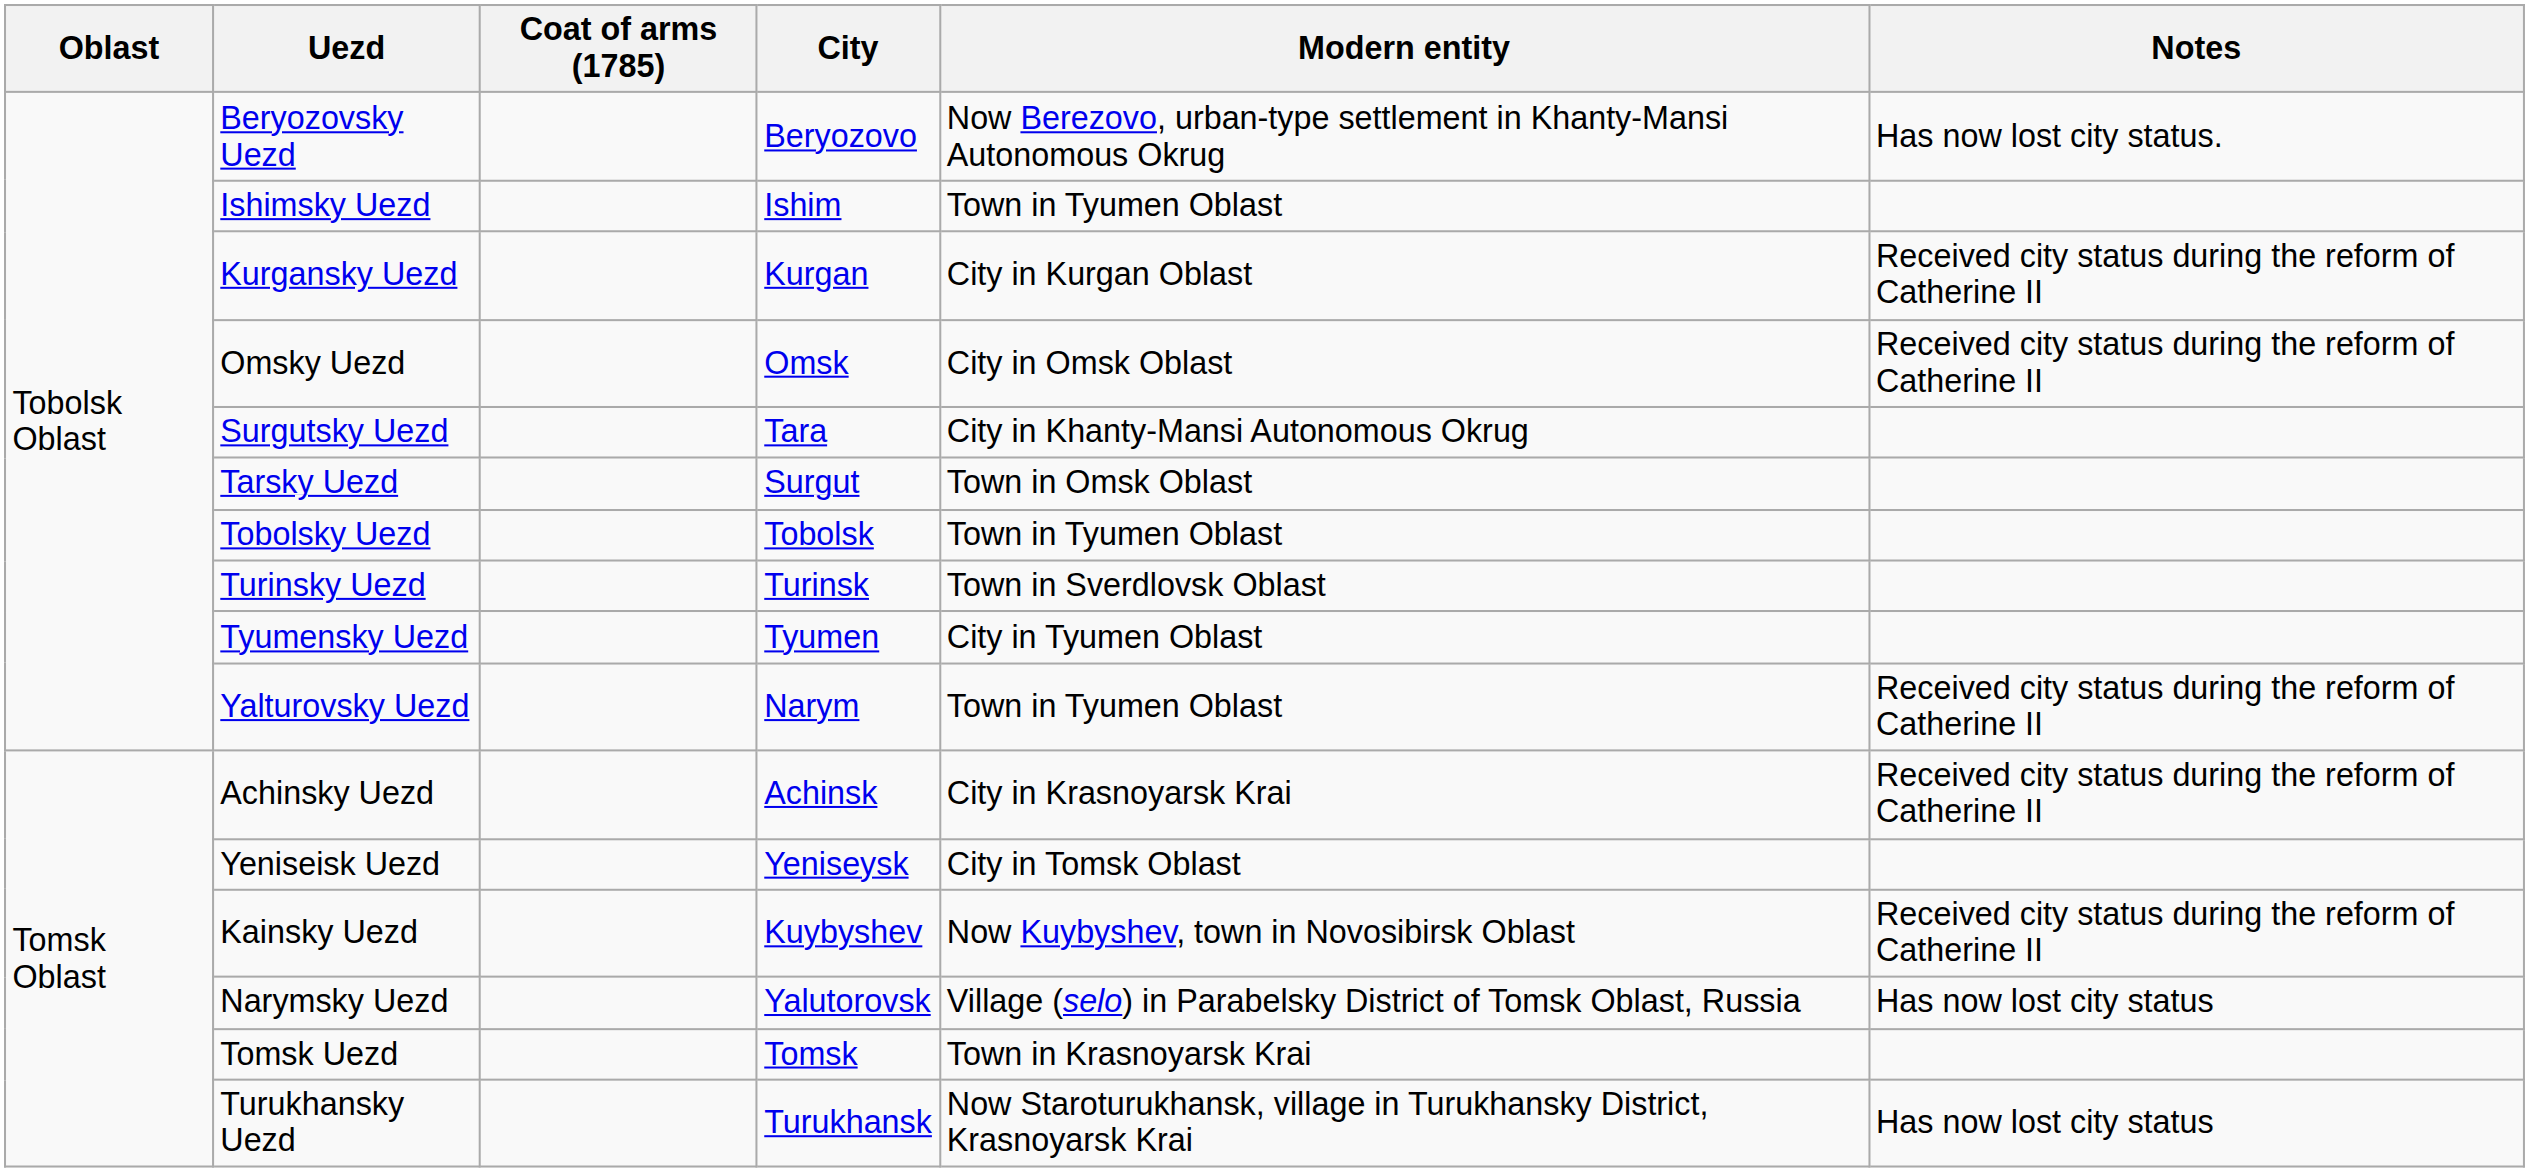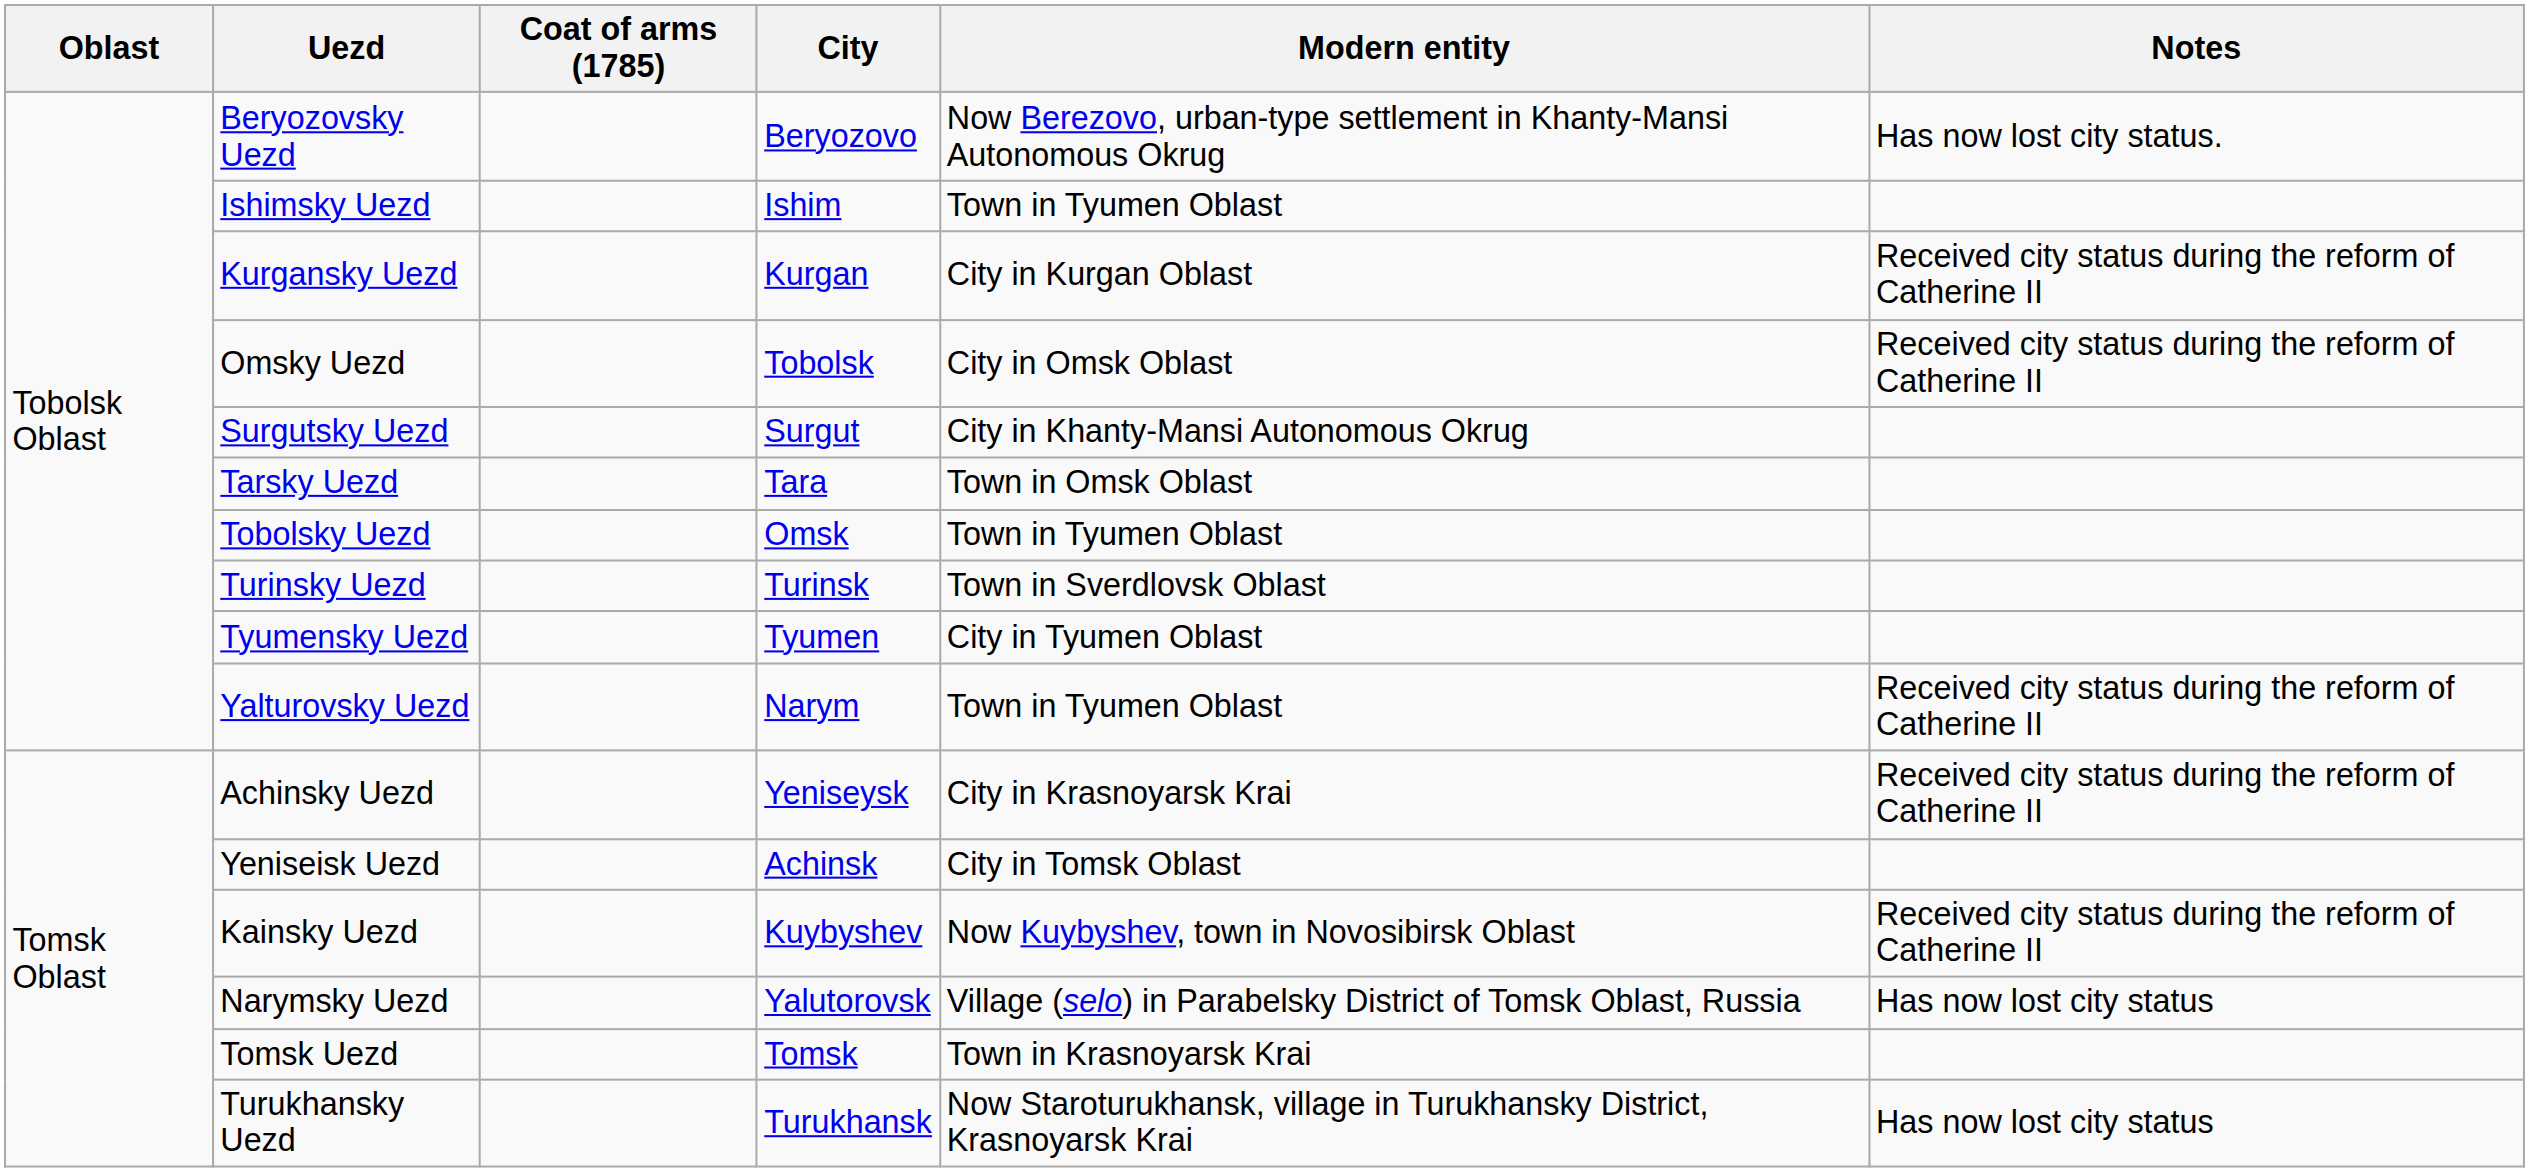(806, 362) Omsk -> (819, 362) Tobolsk
(796, 431) Tara -> (812, 431) Surgut
(812, 483) Surgut -> (796, 483) Tara
(819, 534) Tobolsk -> (806, 534) Omsk
(821, 793) Achinsk -> (836, 793) Yeniseysk
(836, 863) Yeniseysk -> (821, 863) Achinsk
